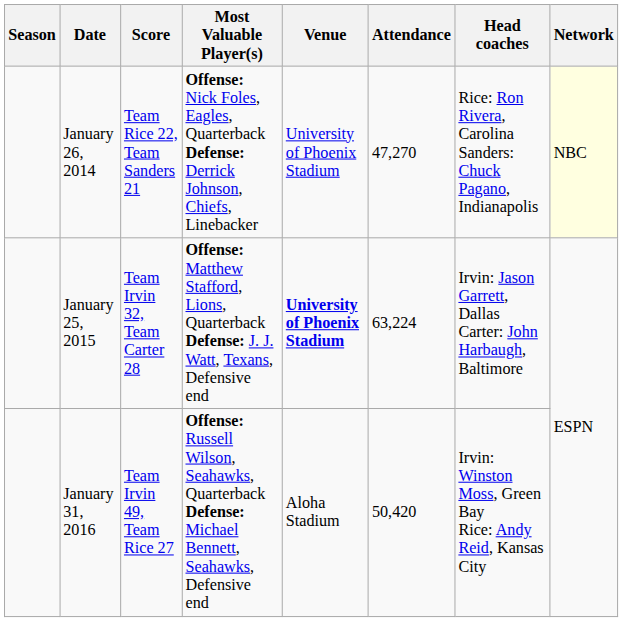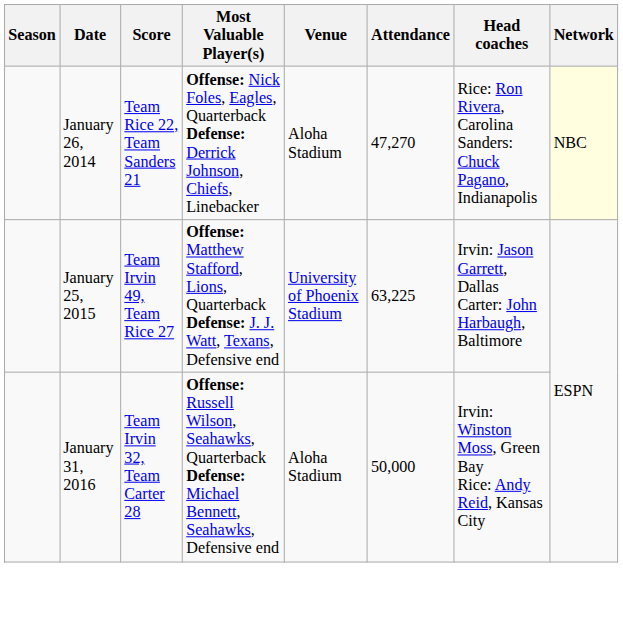(321, 152) University of Phoenix Stadium -> (315, 142) Aloha Stadium
(144, 323) Team Irvin 32, Team Carter 28 -> (149, 295) Team Irvin 49, Team Rice 27
(322, 323) bold -> (323, 295) normal
(394, 323) 63,224 -> (393, 295) 63,225
(149, 512) Team Irvin 49, Team Rice 27 -> (145, 466) Team Irvin 32, Team Carter 28
(394, 512) 50,420 -> (393, 466) 50,000
